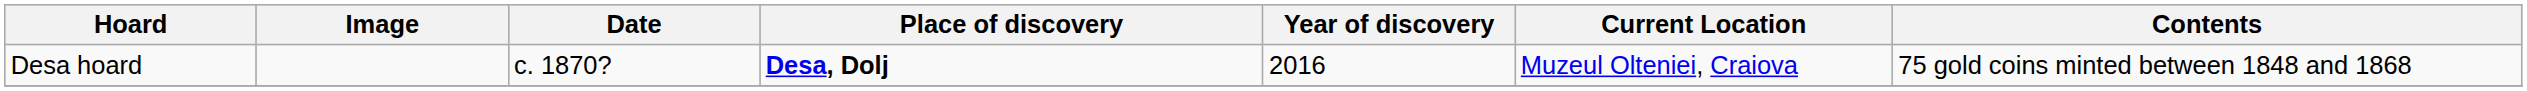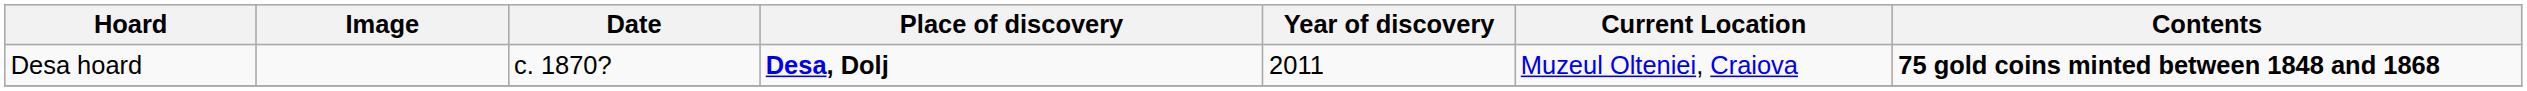(1297, 65) 2016 -> (1296, 65) 2011
(2155, 65) normal -> (2169, 65) bold
